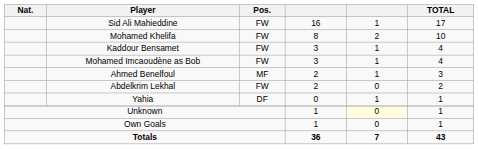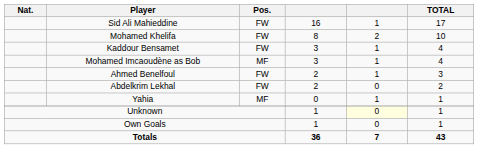(262, 61) FW -> (262, 61) MF
(262, 73) MF -> (262, 73) FW
(262, 99) DF -> (262, 99) MF
